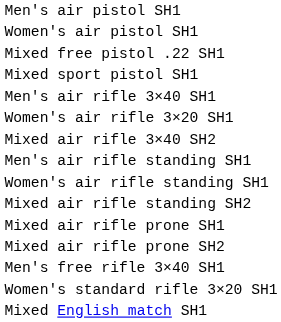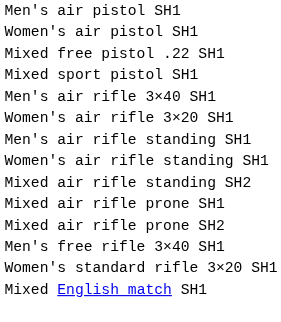- row: (110, 140)
